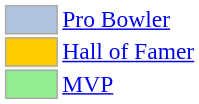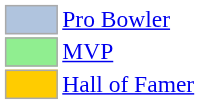rows swapped: (88, 84) <-> (128, 51)
